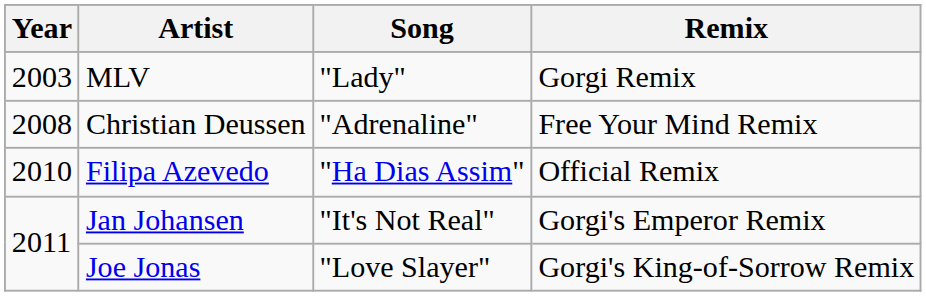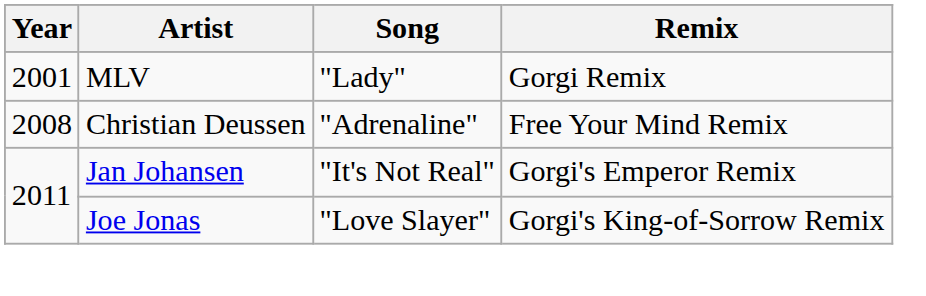(42, 76) 2003 -> (42, 76) 2001
- row: (177, 171)
